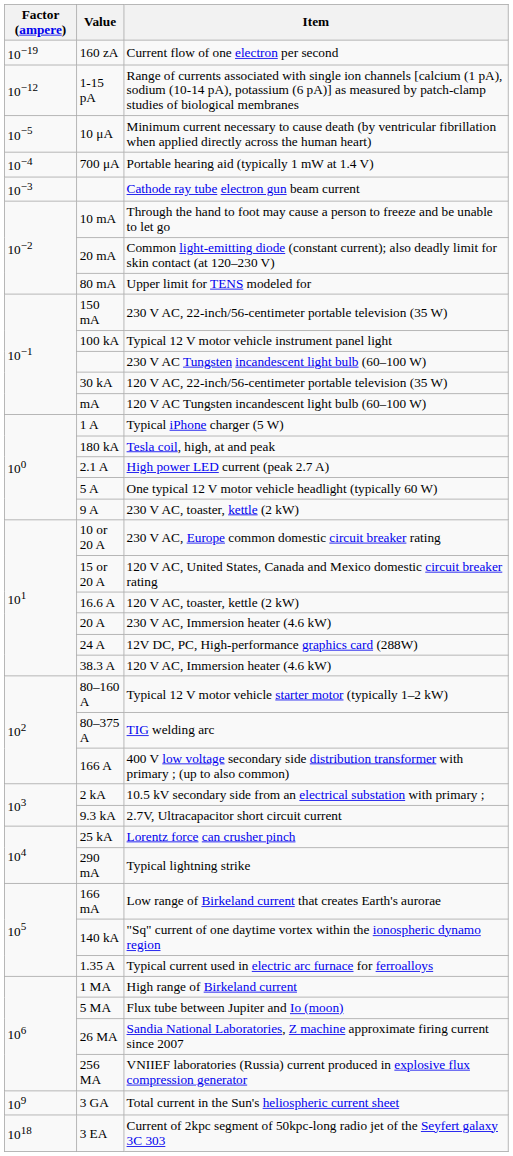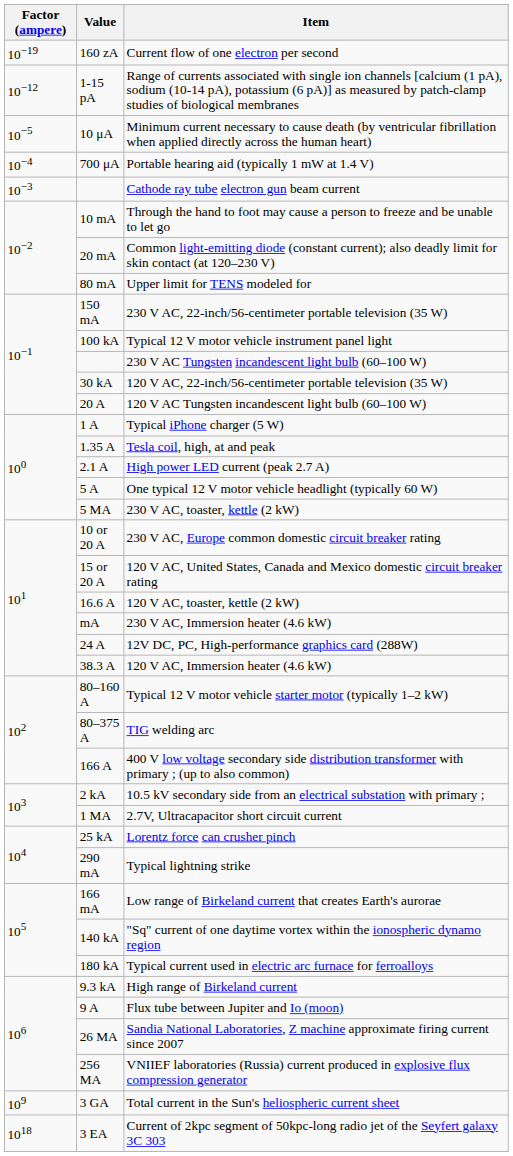(90, 404) mA -> (92, 404) 20 A
(99, 446) 180 kA -> (97, 446) 1.35 A
(89, 509) 9 A -> (95, 509) 5 MA
(92, 623) 20 A -> (90, 623) mA
(98, 815) 9.3 kA -> (95, 815) 1 MA
(97, 965) 1.35 A -> (99, 965) 180 kA
(95, 987) 1 MA -> (98, 987) 9.3 kA
(95, 1008) 5 MA -> (89, 1008) 9 A
